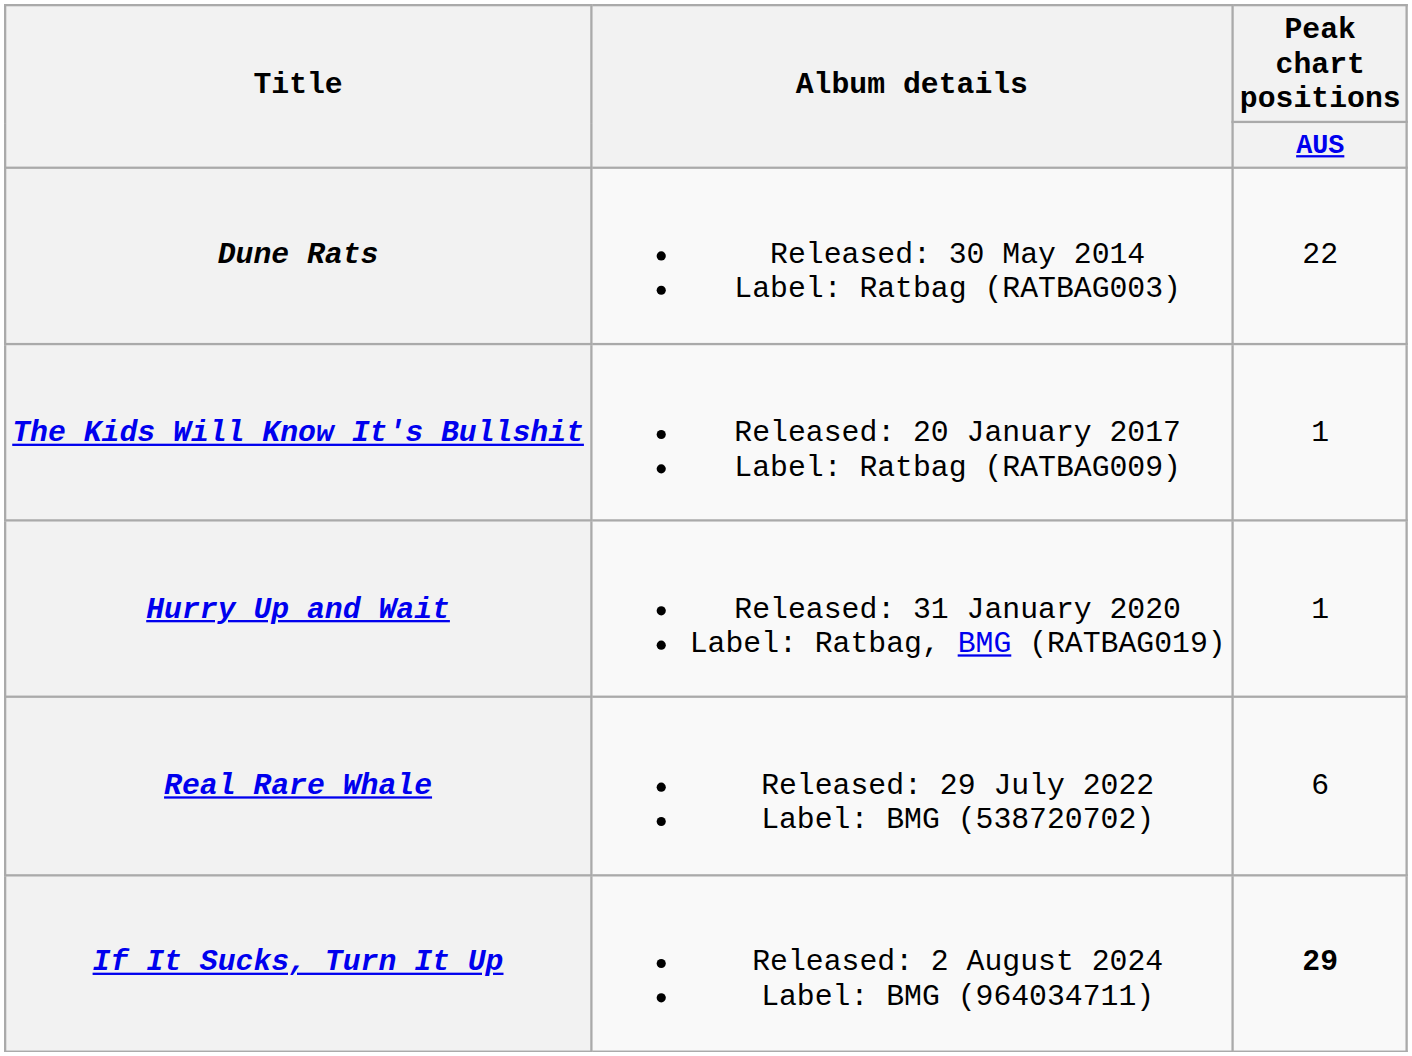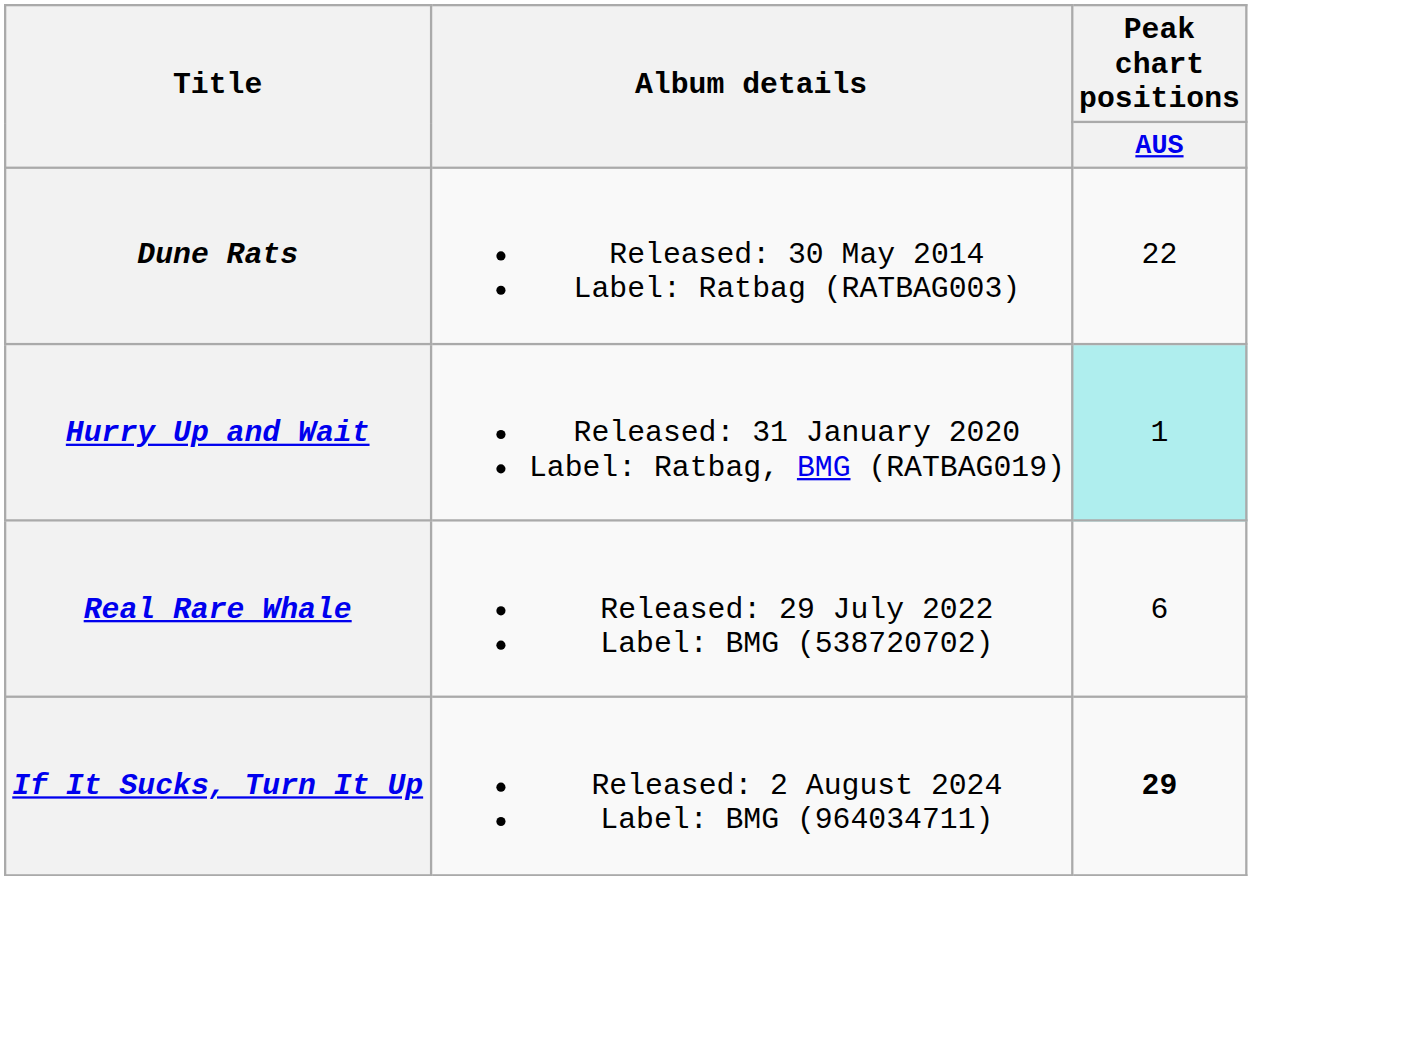- row: (298, 433)
(1320, 609) no background -> (1159, 433) paleturquoise background
